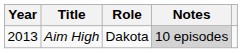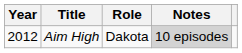(23, 36) 2013 -> (23, 36) 2012
